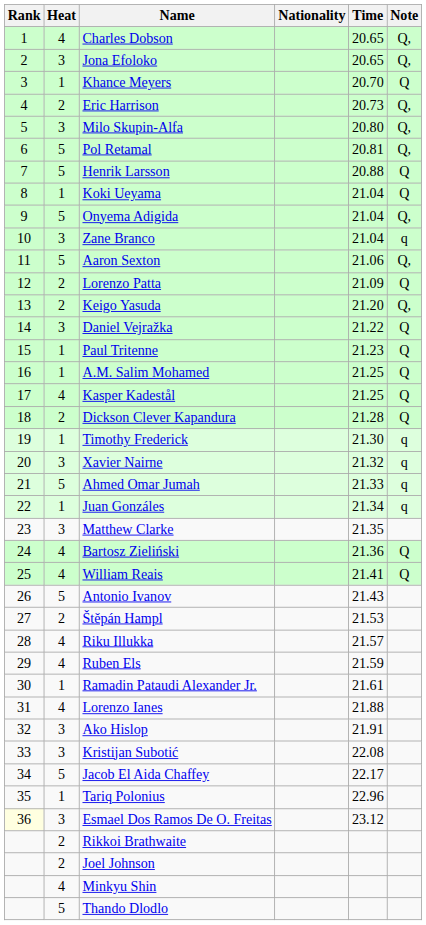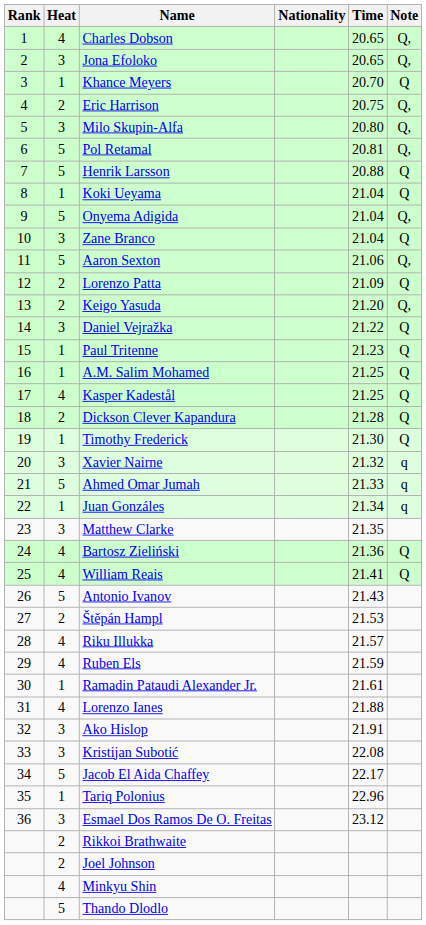(368, 104) 20.73 -> (368, 104) 20.75
(404, 238) q -> (404, 238) Q
(404, 439) q -> (404, 439) Q
(24, 819) lightyellow background -> (24, 819) no background
